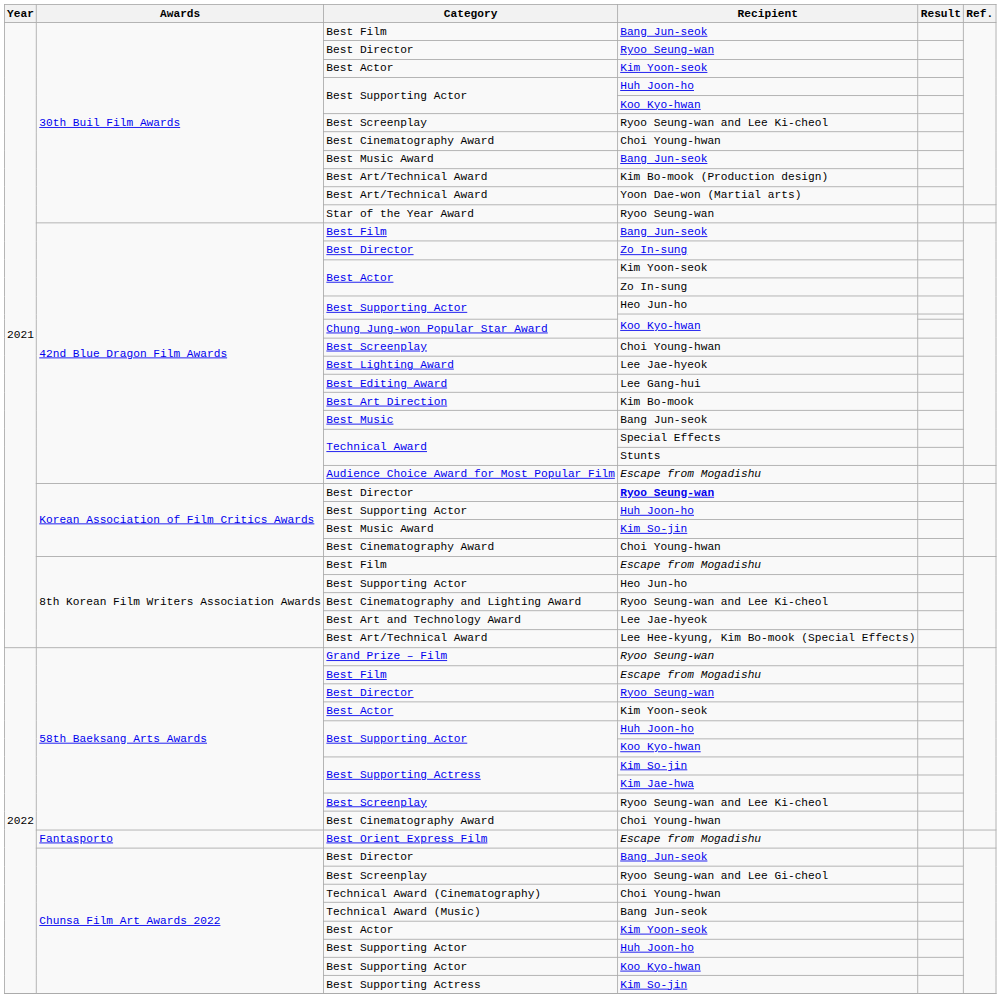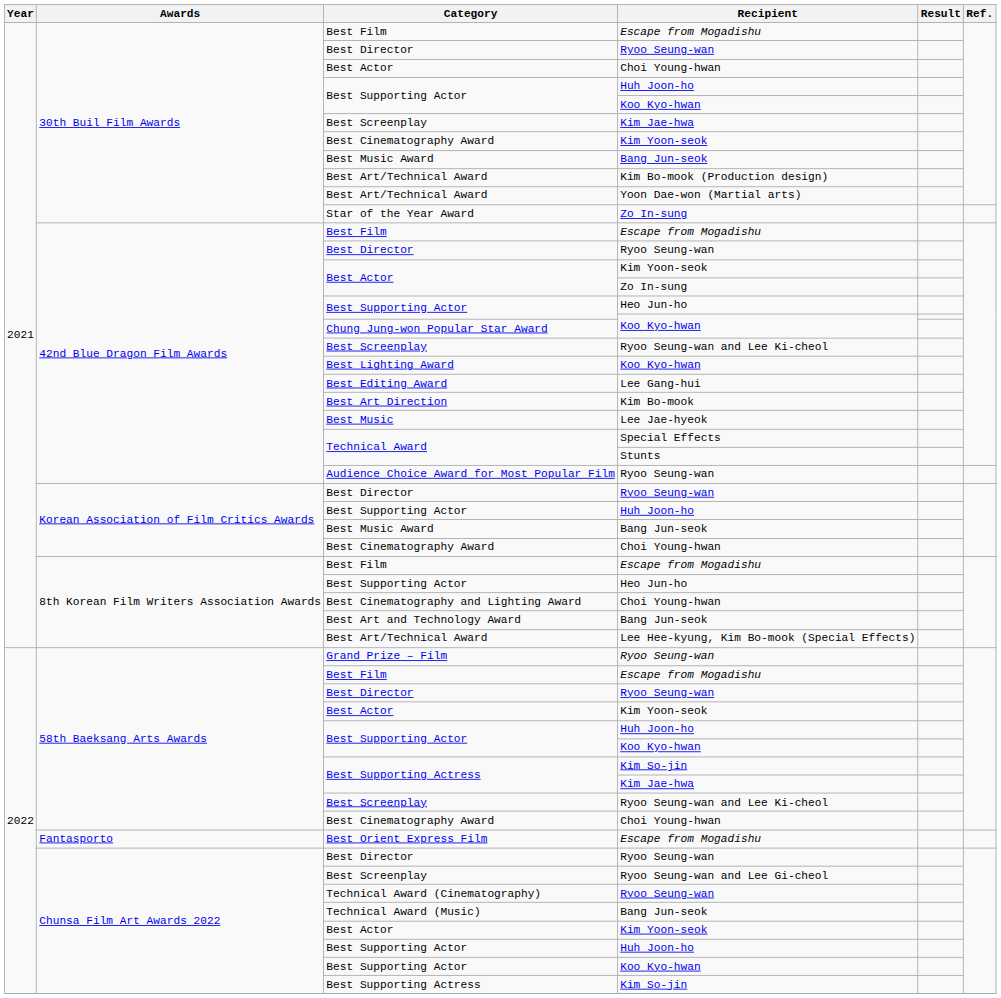(664, 32) Bang Jun-seok -> (691, 32) Escape from Mogadishu
(664, 68) Kim Yoon-seok -> (671, 68) Choi Young-hwan
(724, 123) Ryoo Seung-wan and Lee Ki-cheol -> (657, 123) Kim Jae-hwa
(671, 141) Choi Young-hwan -> (664, 141) Kim Yoon-seok
(667, 214) Ryoo Seung-wan -> (654, 214) Zo In-sung
(664, 232) Bang Jun-seok -> (691, 232) Escape from Mogadishu
(654, 250) Zo In-sung -> (667, 250) Ryoo Seung-wan
(671, 347) Choi Young-hwan -> (724, 347) Ryoo Seung-wan and Lee Ki-cheol
(664, 365) Lee Jae-hyeok -> (660, 365) Koo Kyo-hwan
(664, 420) Bang Jun-seok -> (664, 420) Lee Jae-hyeok
(691, 474) Escape from Mogadishu -> (667, 474) Ryoo Seung-wan
(667, 493) bold -> (667, 493) normal
(654, 529) Kim So-jin -> (664, 529) Bang Jun-seok
(724, 602) Ryoo Seung-wan and Lee Ki-cheol -> (671, 602) Choi Young-hwan
(664, 620) Lee Jae-hyeok -> (664, 620) Bang Jun-seok
(664, 857) Bang Jun-seok -> (667, 857) Ryoo Seung-wan
(671, 893) Choi Young-hwan -> (667, 893) Ryoo Seung-wan
